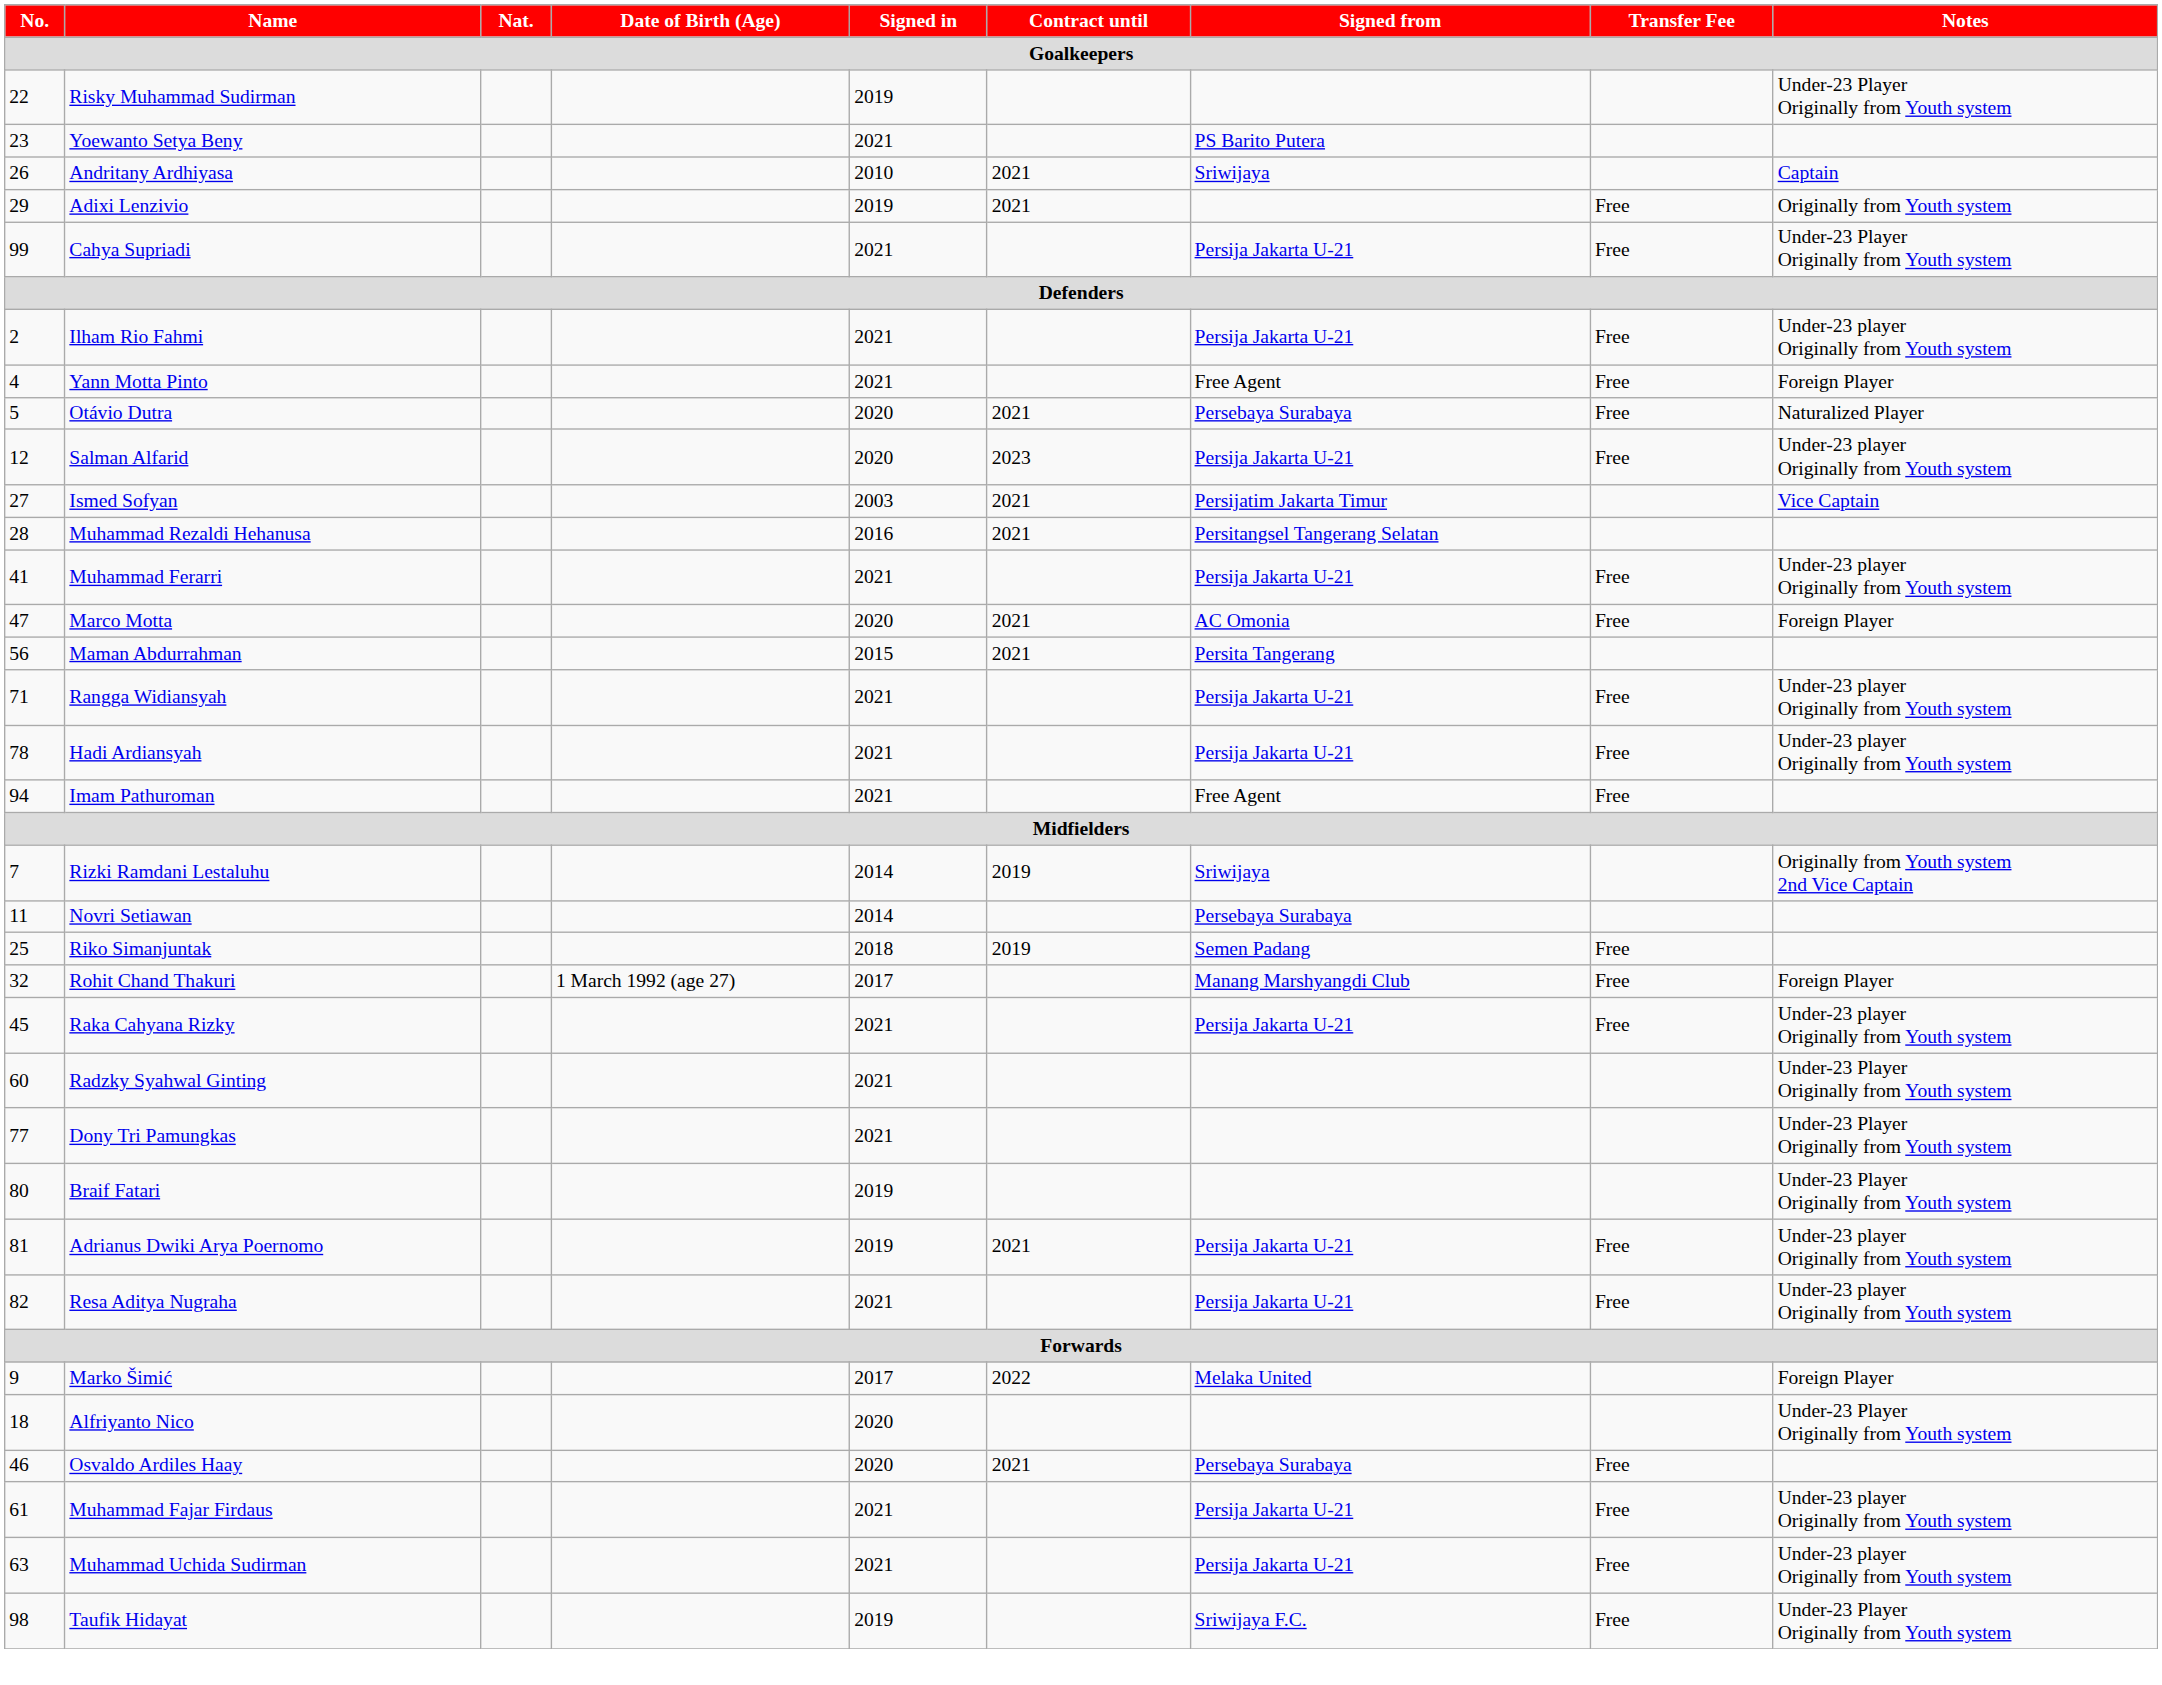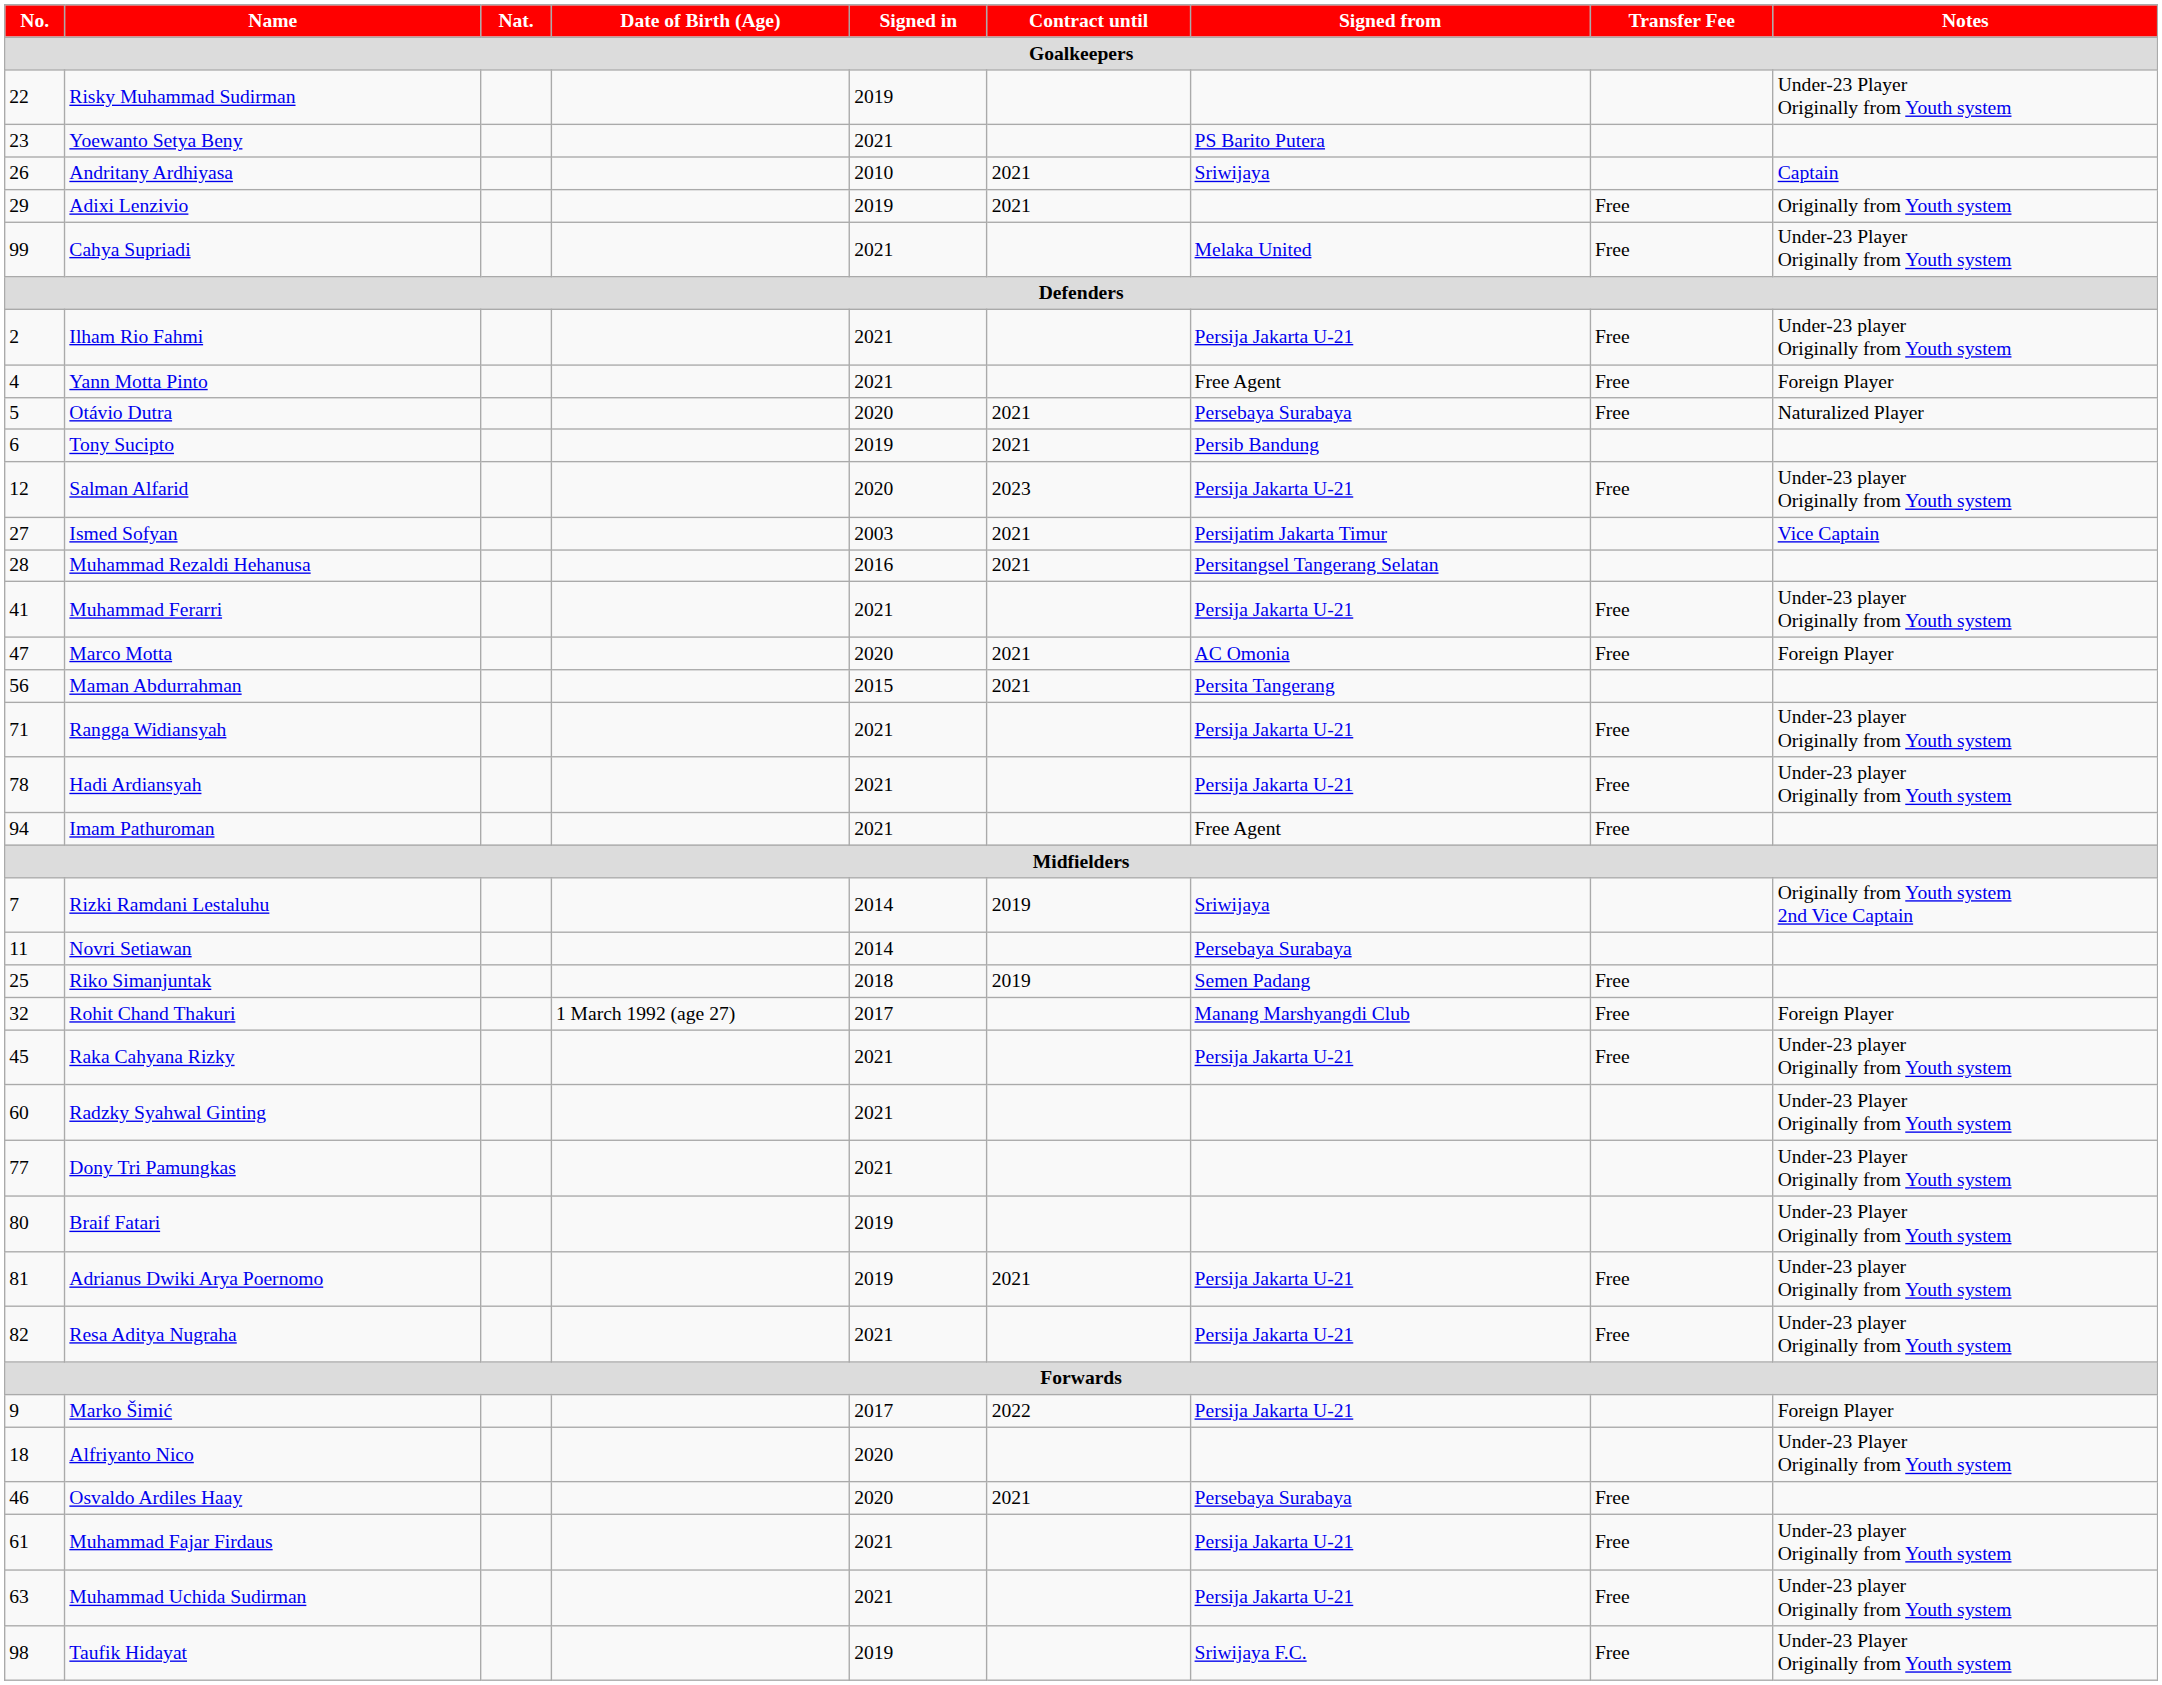(1274, 249) Persija Jakarta U-21 -> (1253, 249) Melaka United
+ row: (122, 445)
(1253, 1378) Melaka United -> (1274, 1410) Persija Jakarta U-21
